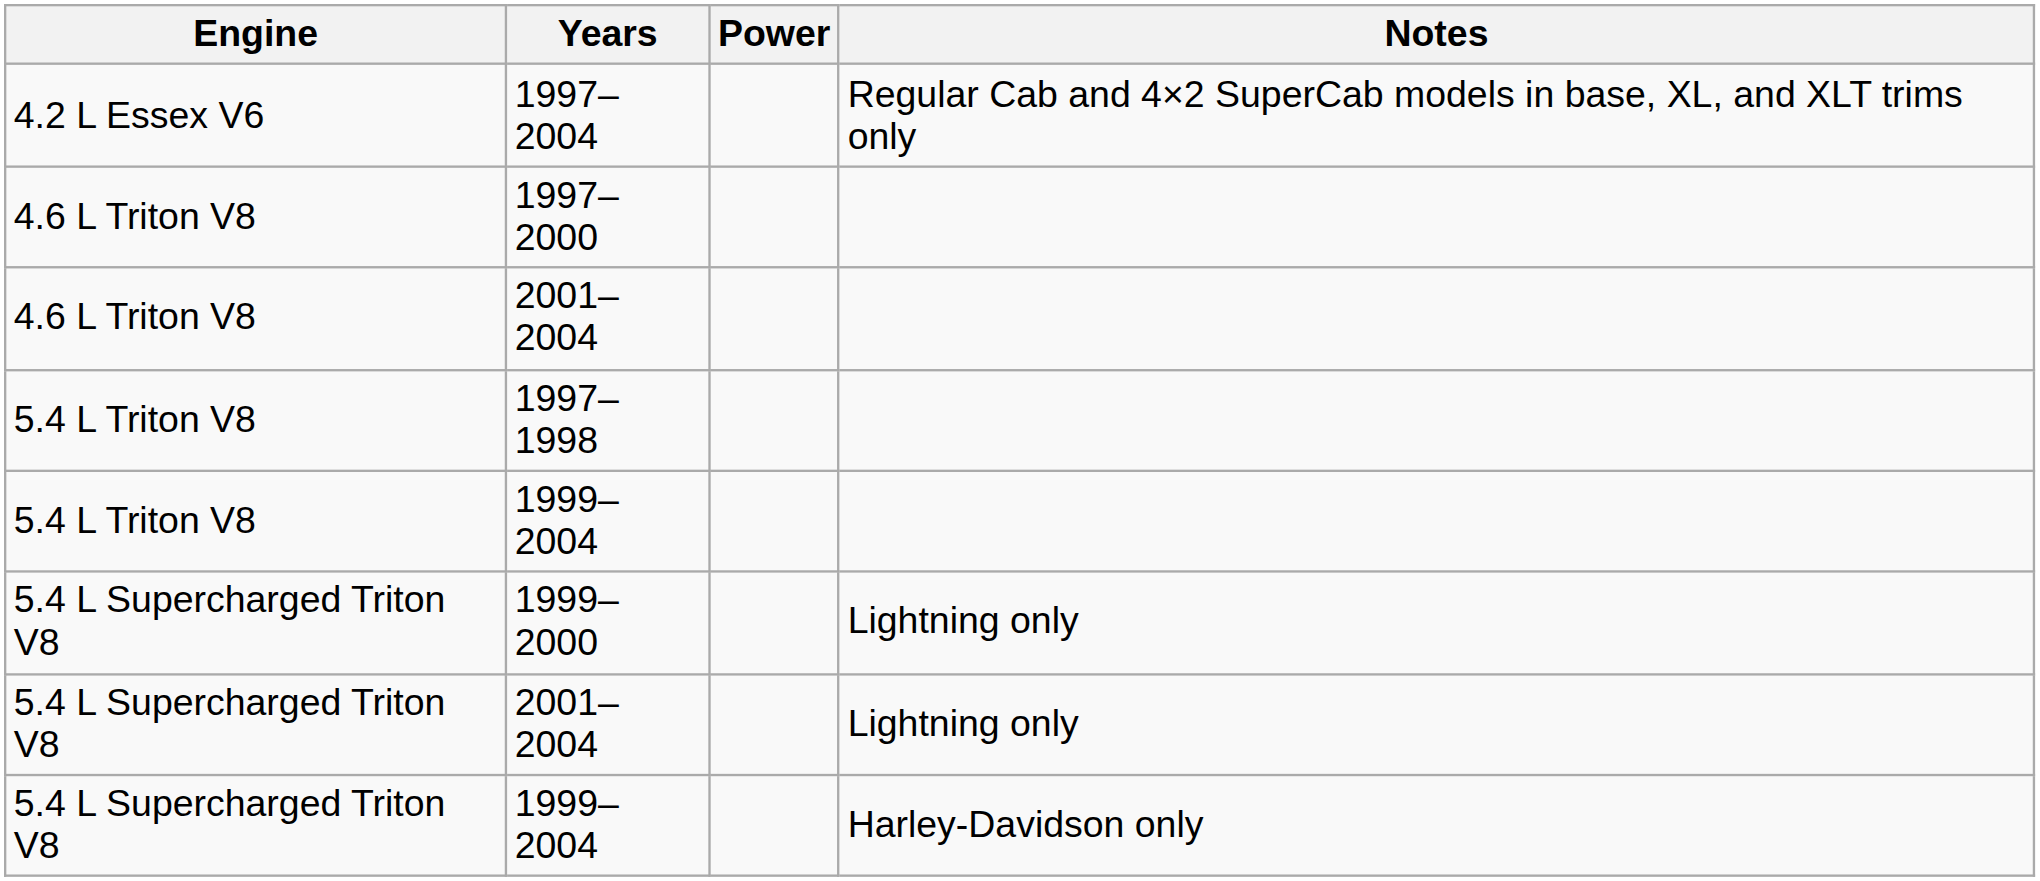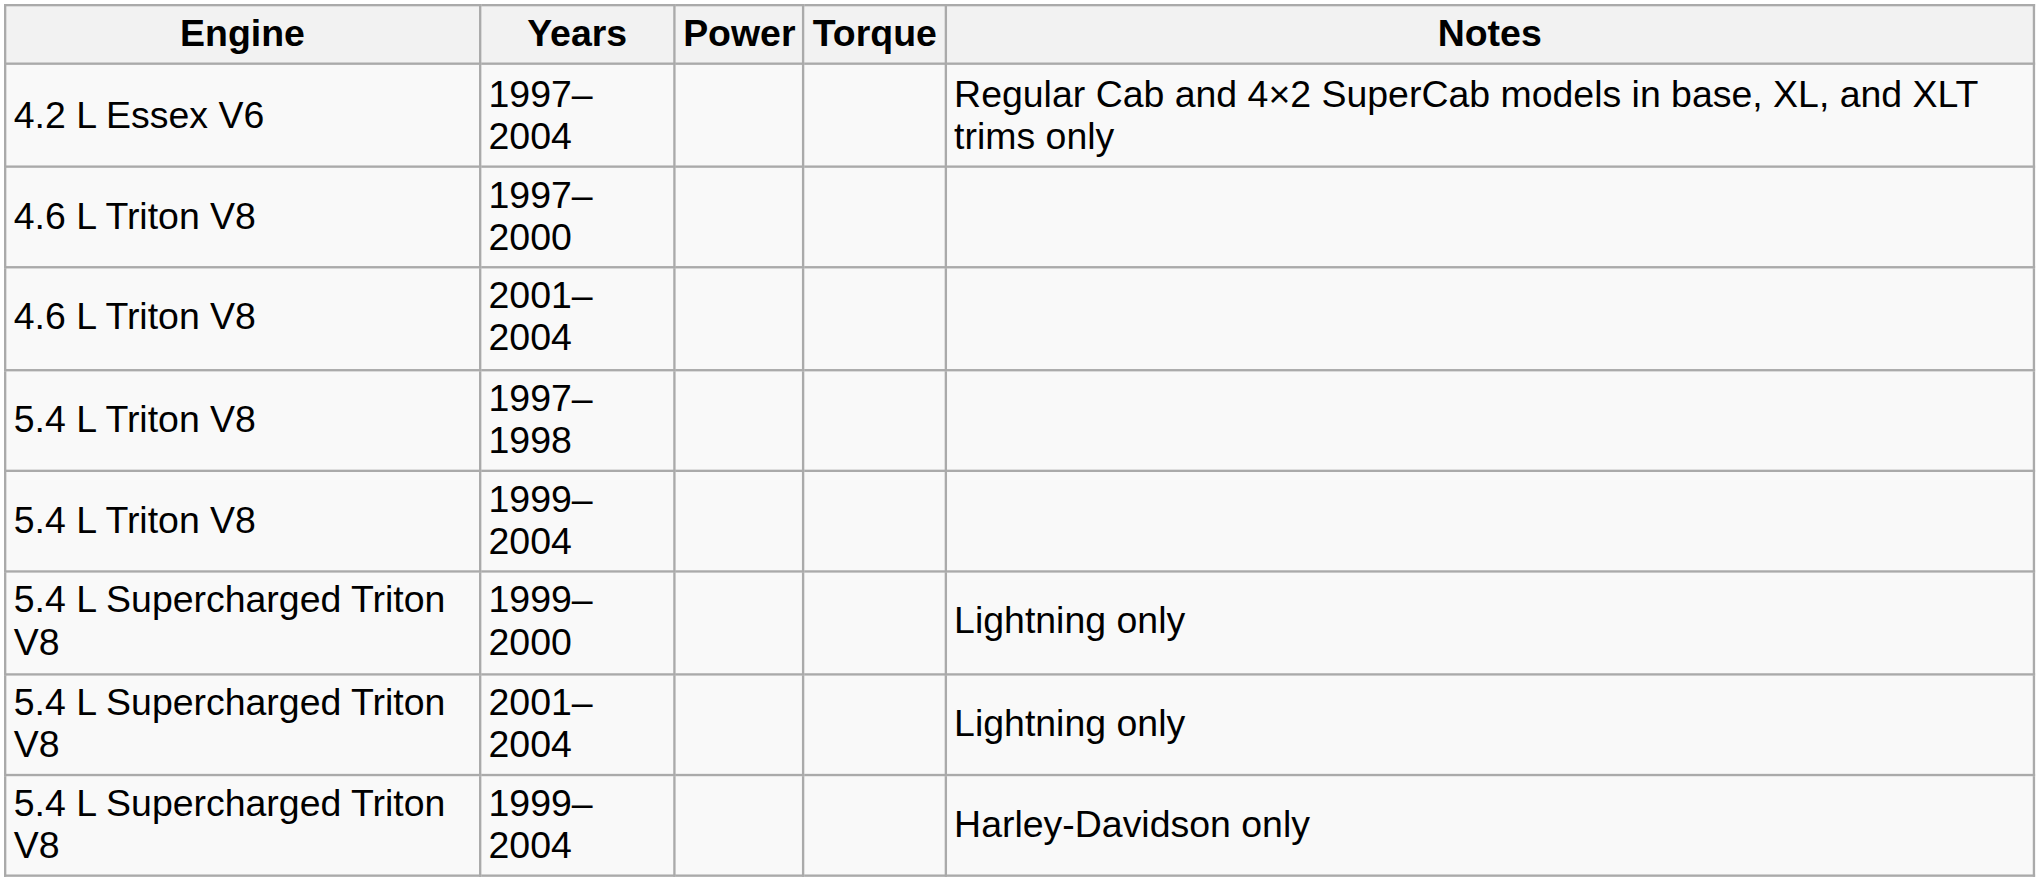+ column: (875, 34)
